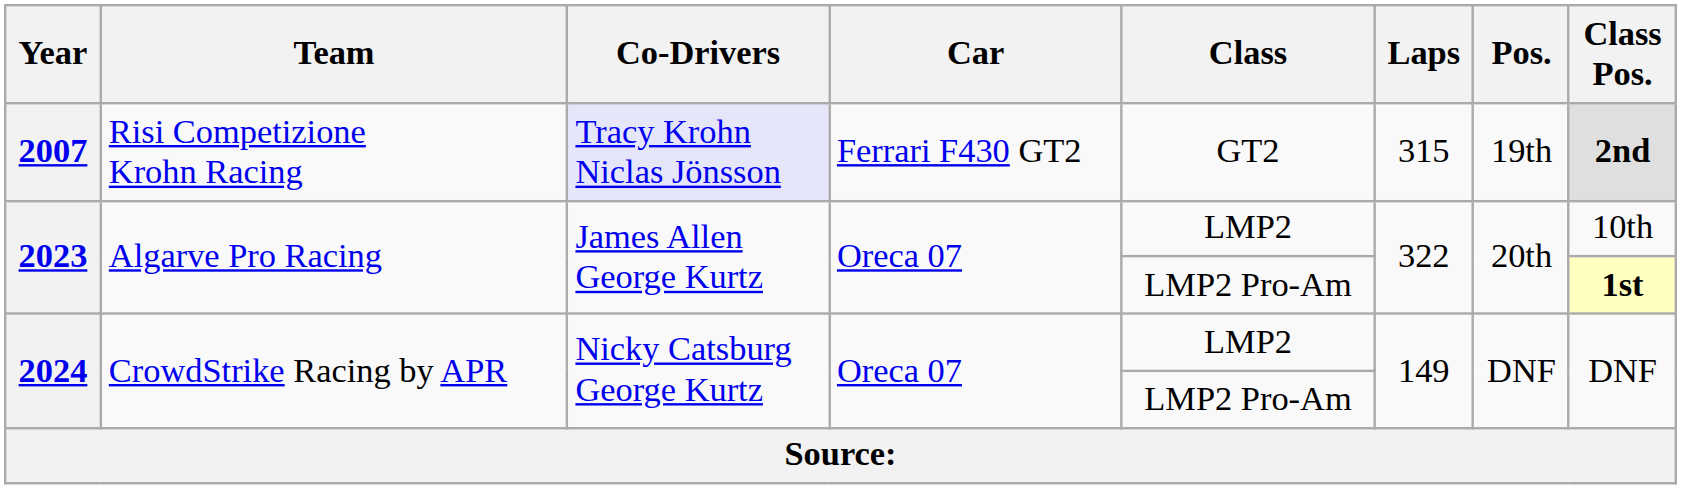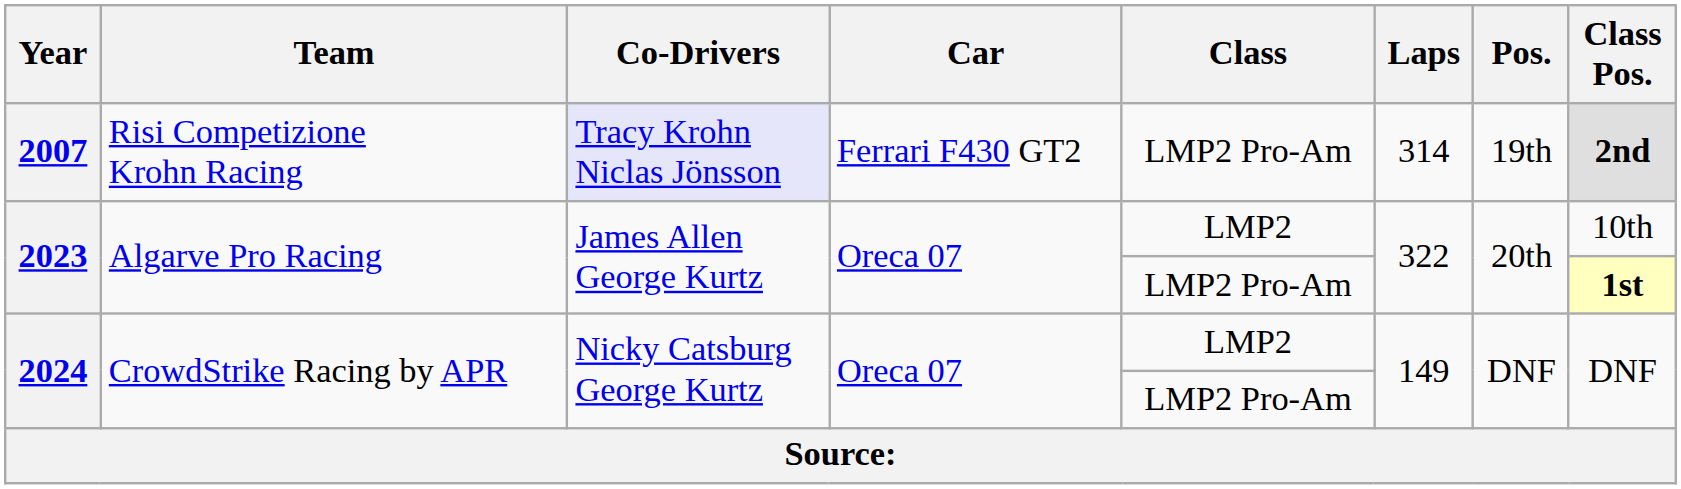(1248, 150) GT2 -> (1248, 150) LMP2 Pro-Am
(1424, 150) 315 -> (1424, 150) 314
